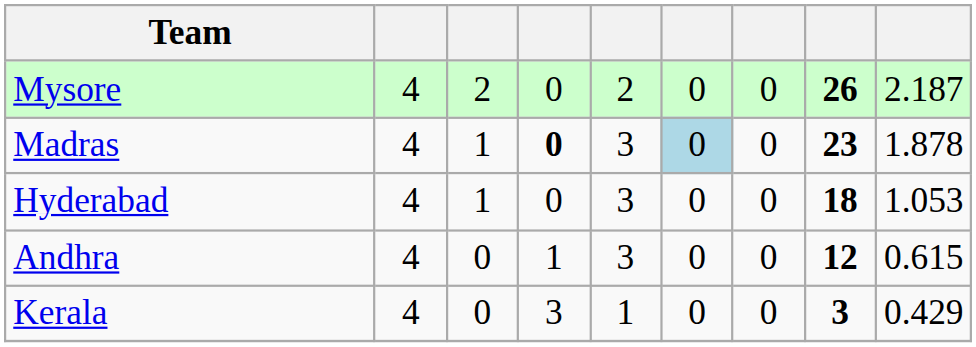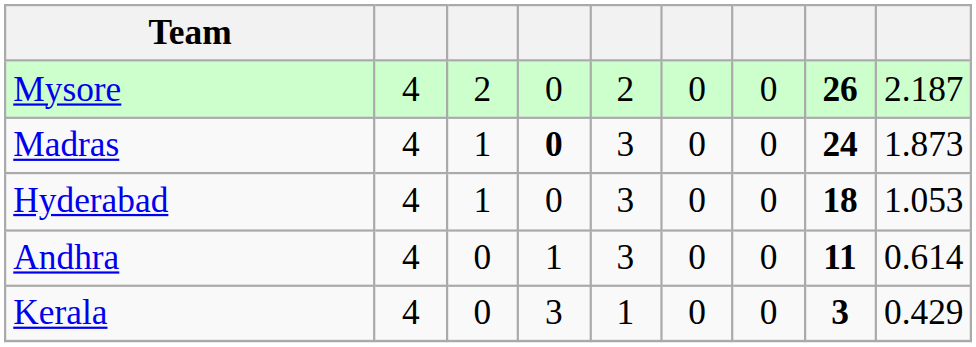(697, 144) lightblue background -> (697, 144) no background
(840, 144) 23 -> (840, 144) 24
(924, 144) 1.878 -> (924, 144) 1.873
(840, 256) 12 -> (840, 256) 11
(924, 256) 0.615 -> (924, 256) 0.614
